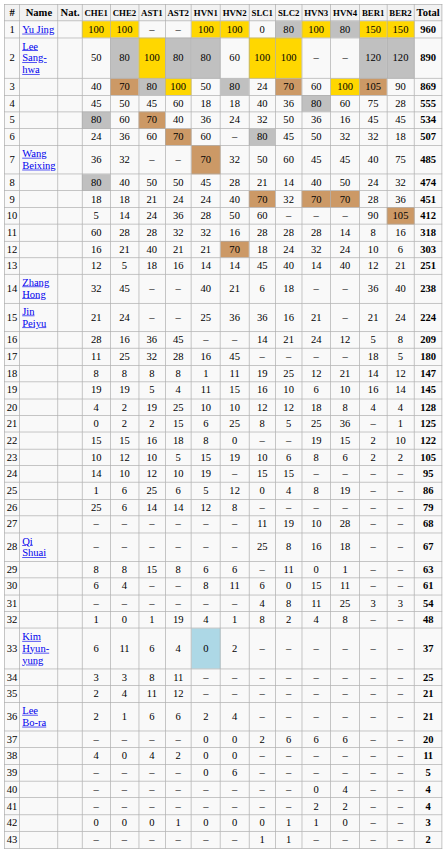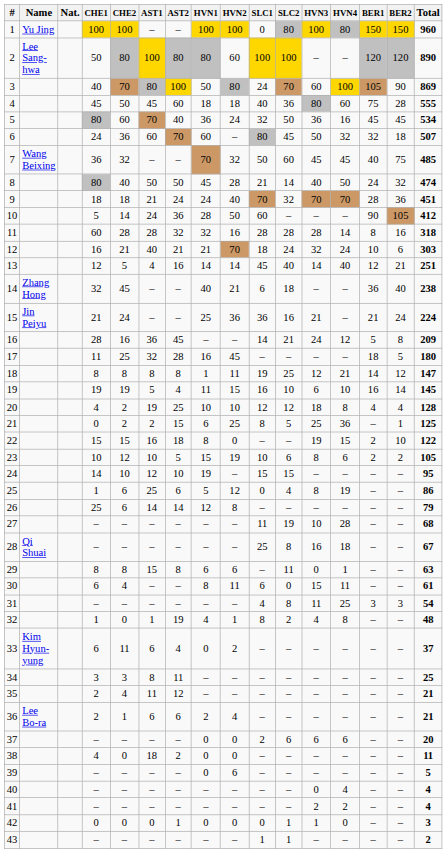(152, 266) 18 -> (152, 266) 4
(206, 648) lightblue background -> (206, 648) no background
(152, 756) 4 -> (152, 756) 18
